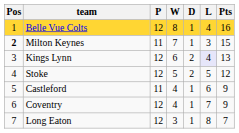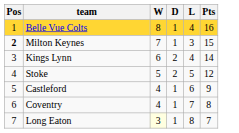- column: (158, 12)
(208, 58) lavender background -> (192, 58) no background
(225, 58) 13 -> (209, 58) 14
(225, 105) 9 -> (209, 105) 8
(175, 120) no background -> (158, 120) lightyellow background
